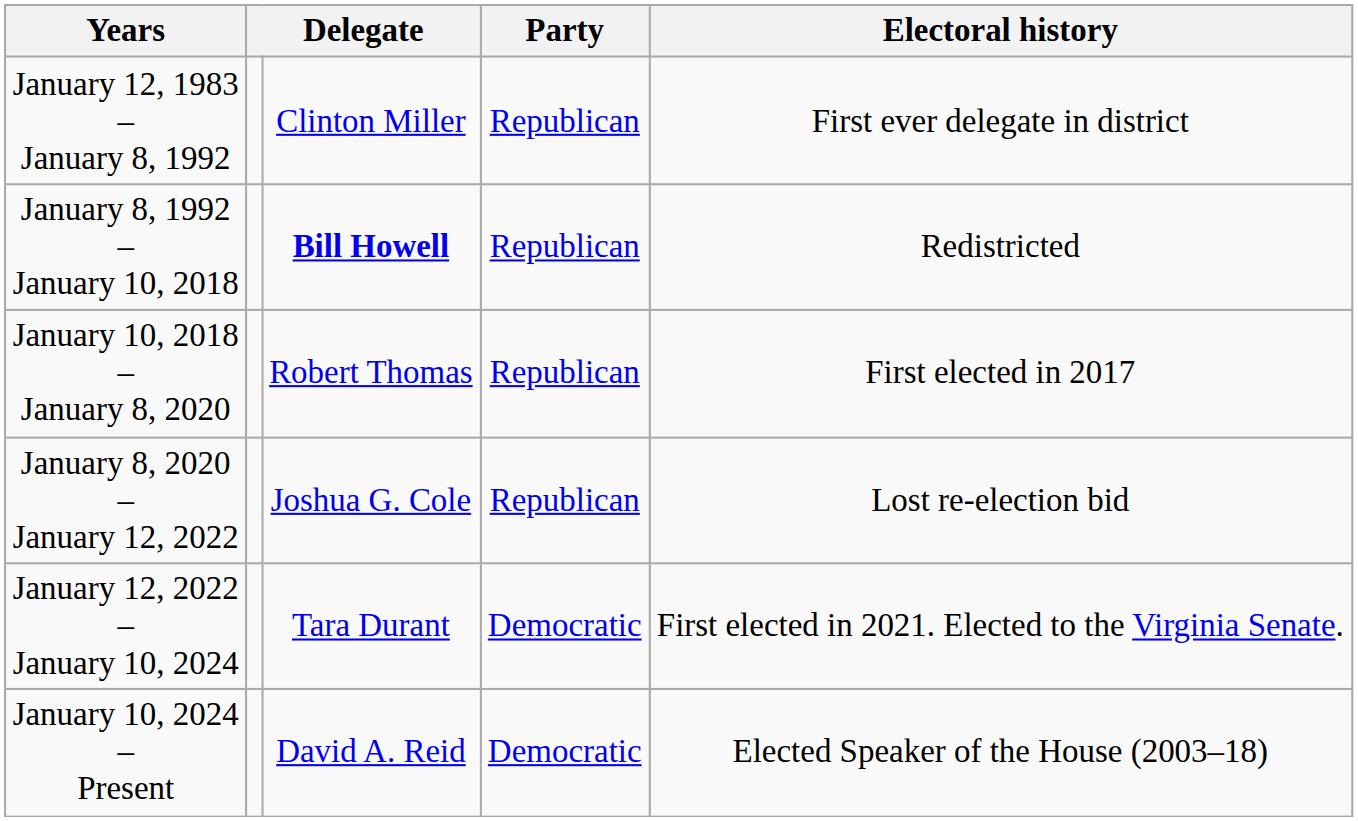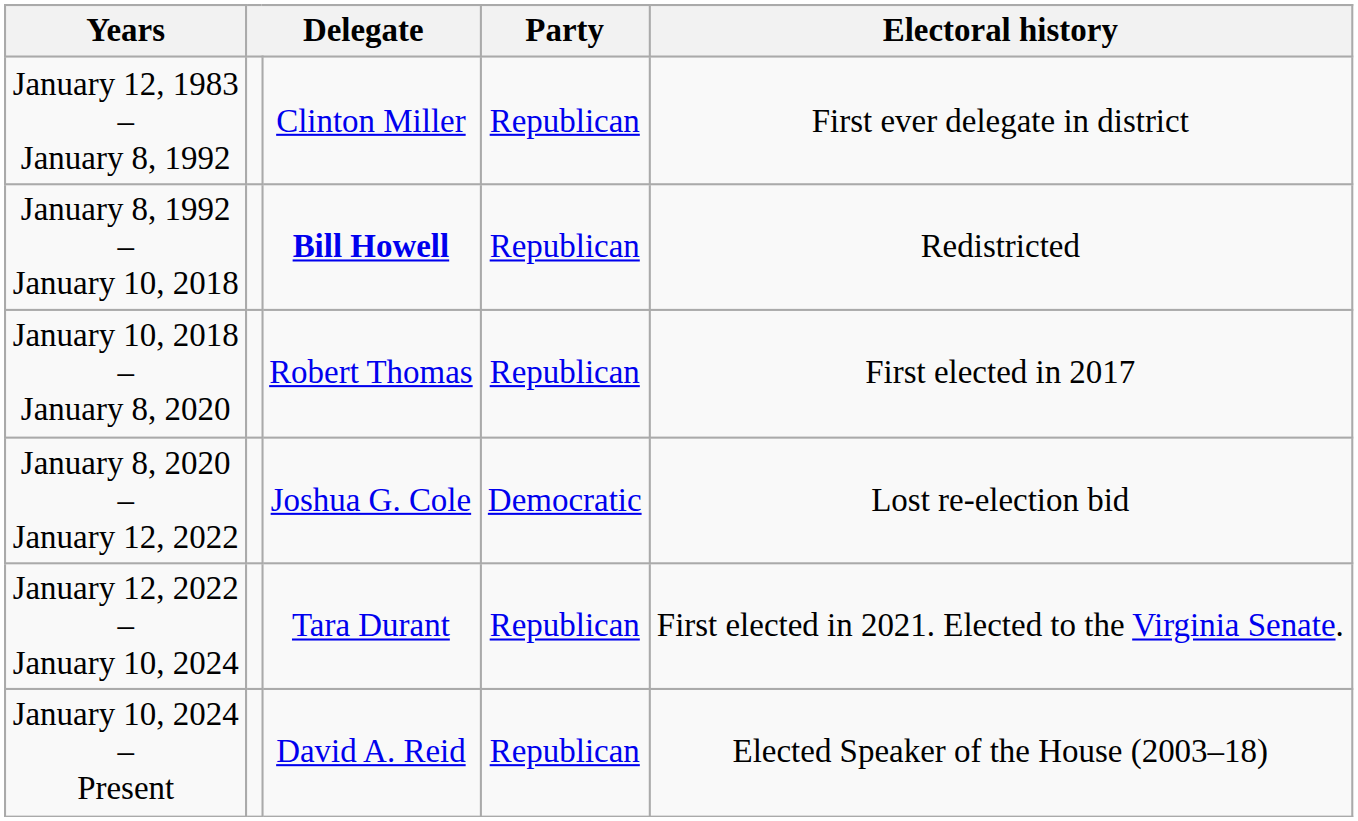(565, 499) Republican -> (565, 499) Democratic
(565, 625) Democratic -> (565, 625) Republican
(565, 752) Democratic -> (565, 752) Republican
